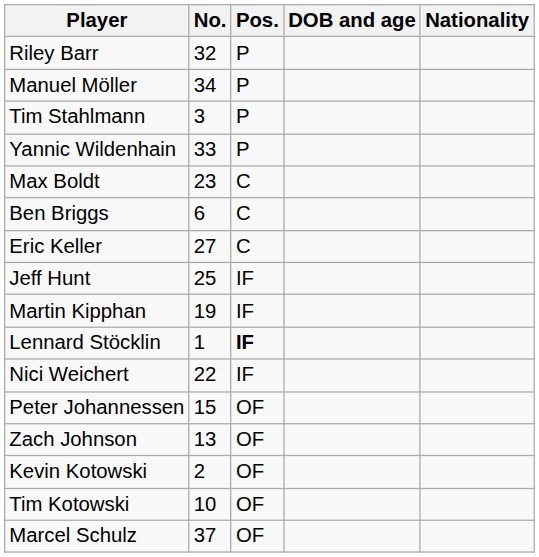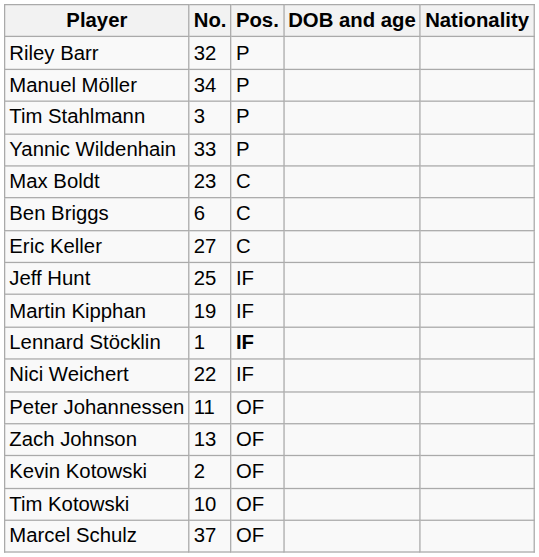(205, 407) 15 -> (204, 407) 11
